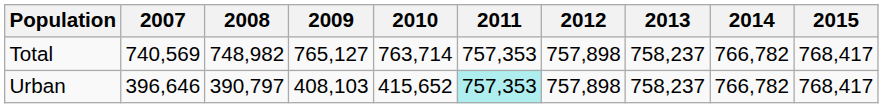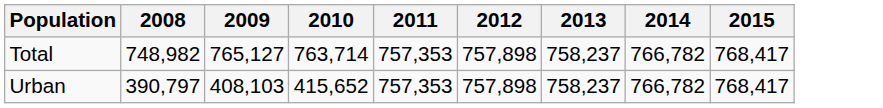- column: (163, 20)
(499, 86) paleturquoise background -> (415, 86) no background
